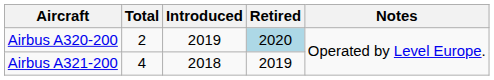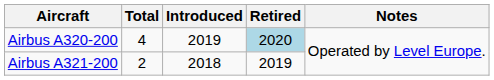(142, 39) 2 -> (142, 39) 4
(142, 63) 4 -> (142, 63) 2
